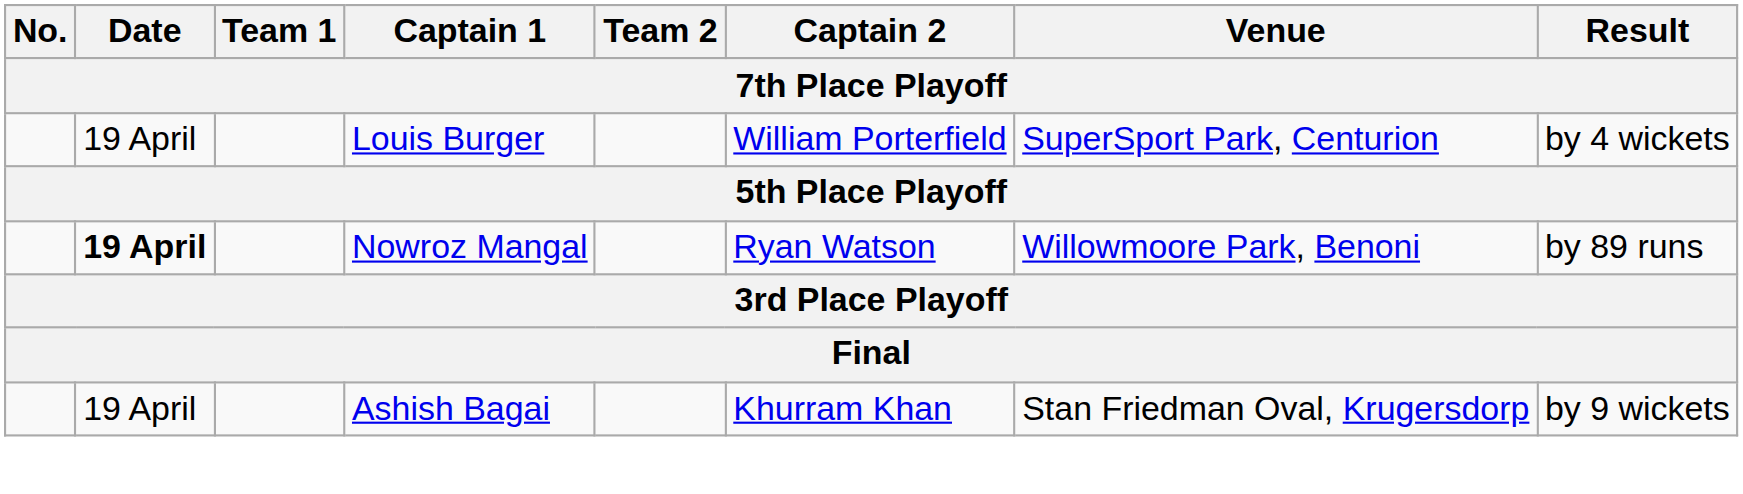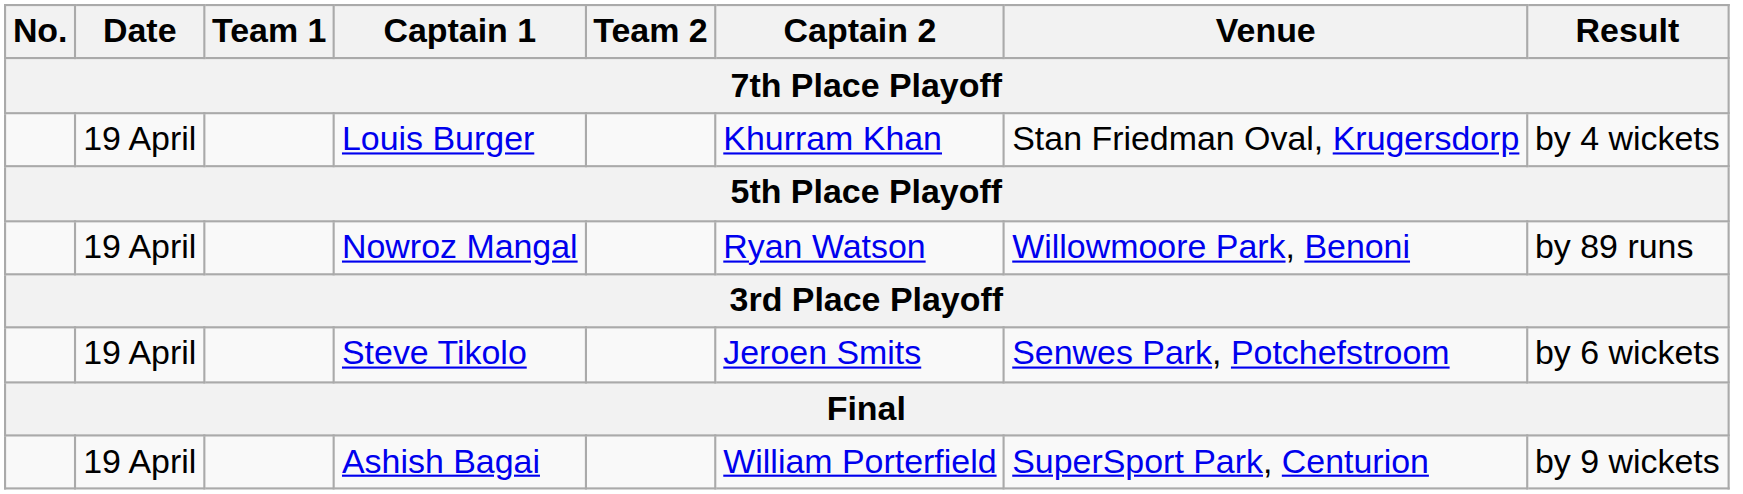(870, 138) William Porterfield -> (833, 138) Khurram Khan
(1231, 138) SuperSport Park, Centurion -> (1266, 138) Stan Friedman Oval, Krugersdorp
(145, 246) bold -> (140, 246) normal
+ row: (434, 354)
(843, 407) Khurram Khan -> (860, 461) William Porterfield
(1276, 407) Stan Friedman Oval, Krugersdorp -> (1221, 461) SuperSport Park, Centurion
